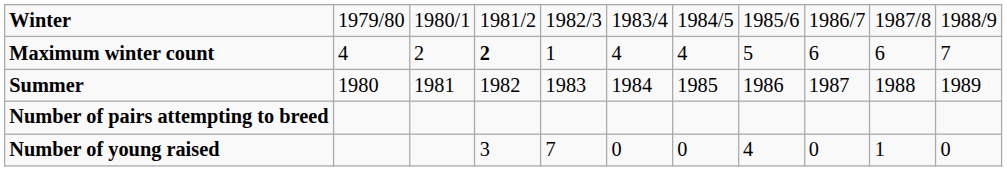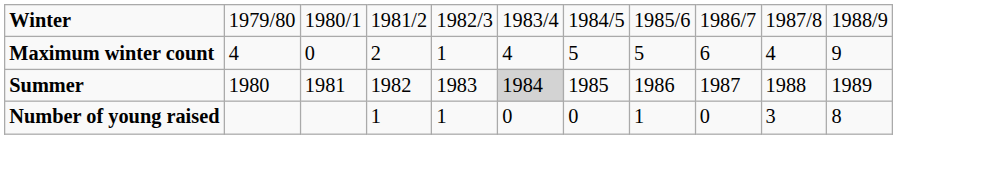(419, 52) 2 -> (310, 52) 0
(485, 52) bold -> (376, 52) normal
(682, 52) 4 -> (573, 52) 5
(880, 52) 6 -> (771, 52) 4
(946, 52) 7 -> (837, 52) 9
(632, 85) no background -> (523, 85) lightgrey background
- row: (169, 117)
(485, 149) 3 -> (376, 117) 1
(551, 149) 7 -> (442, 117) 1
(748, 149) 4 -> (639, 117) 1
(880, 149) 1 -> (771, 117) 3
(946, 149) 0 -> (837, 117) 8
